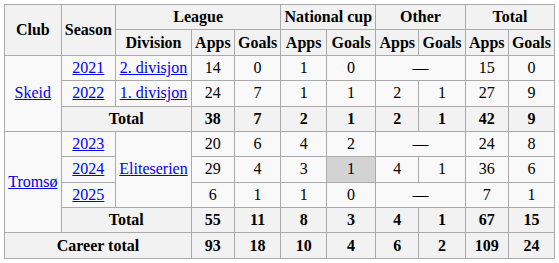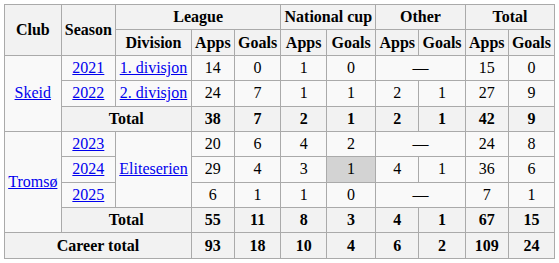(153, 67) 2. divisjon -> (153, 67) 1. divisjon
(153, 93) 1. divisjon -> (153, 93) 2. divisjon
